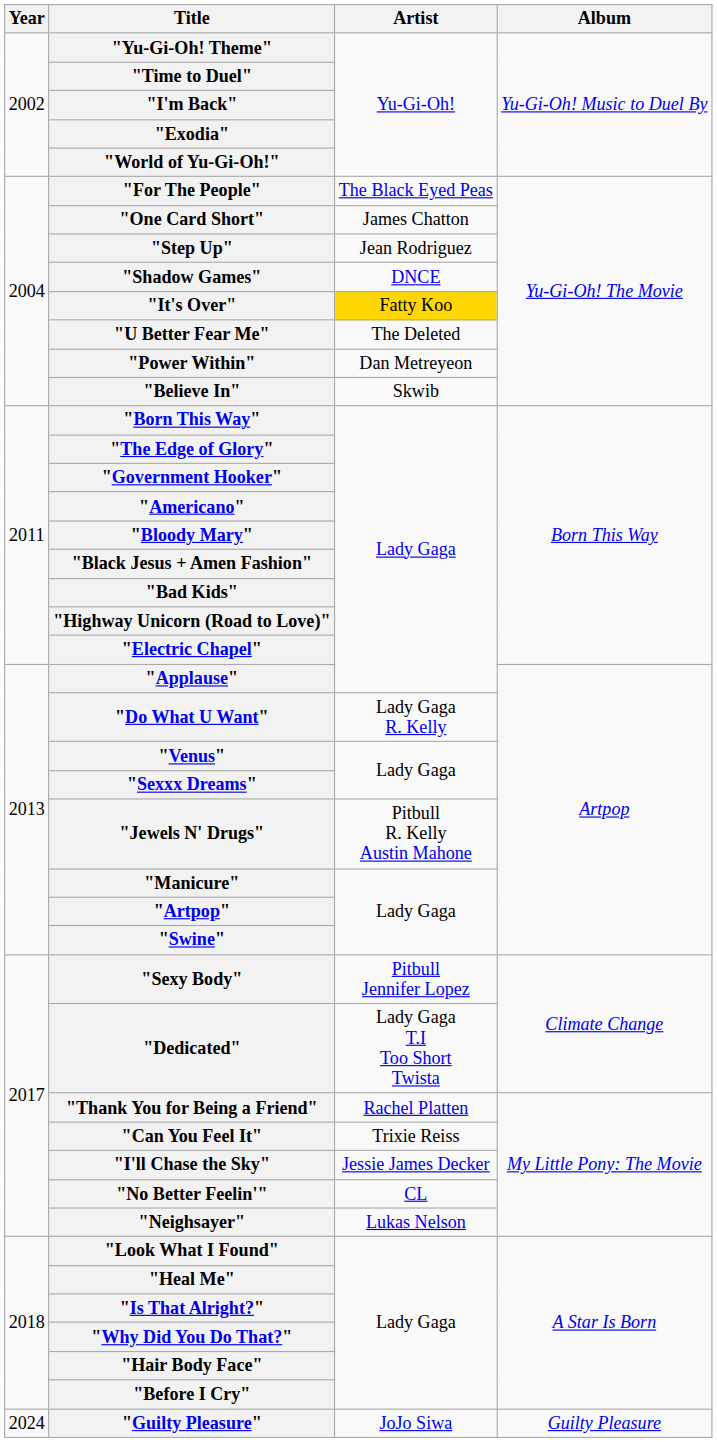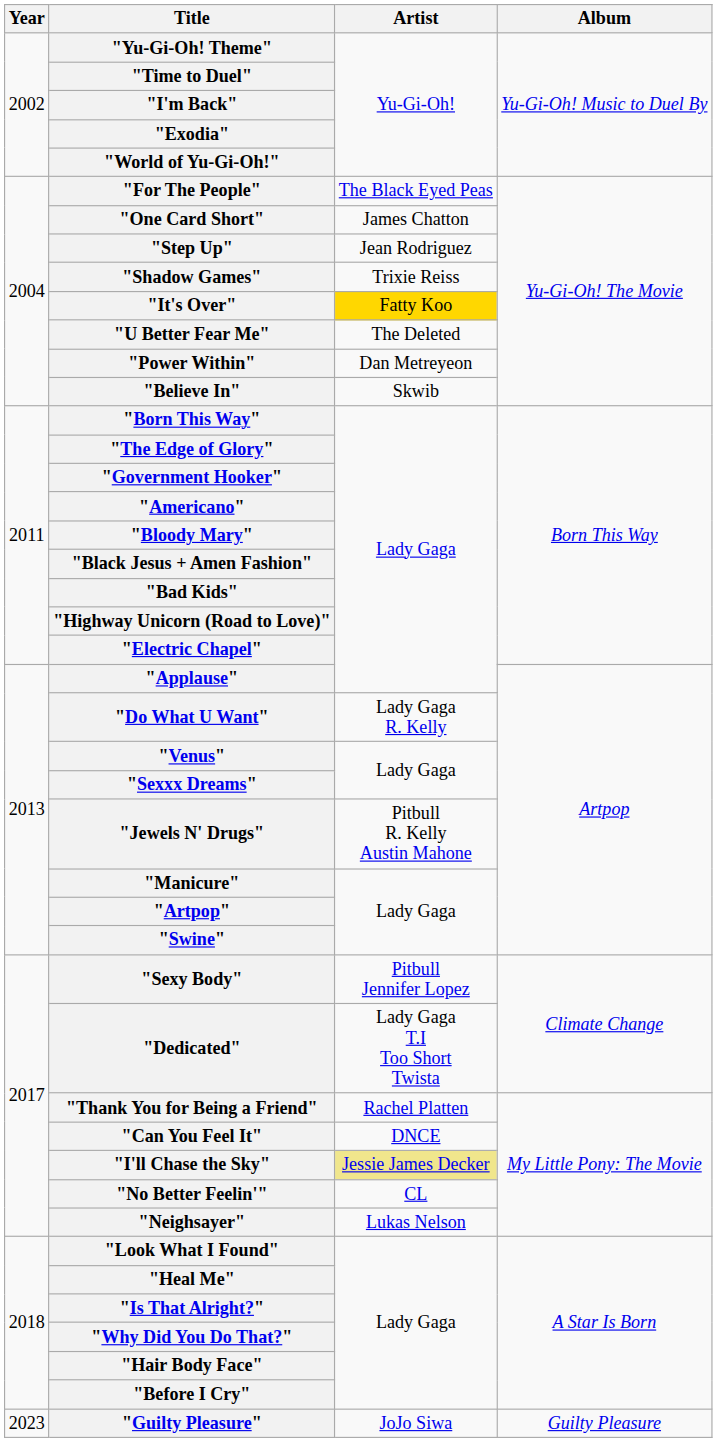(416, 276) DNCE -> (416, 276) Trixie Reiss
(416, 1136) Trixie Reiss -> (416, 1136) DNCE
(416, 1164) no background -> (416, 1164) khaki background
(27, 1422) 2024 -> (27, 1422) 2023
